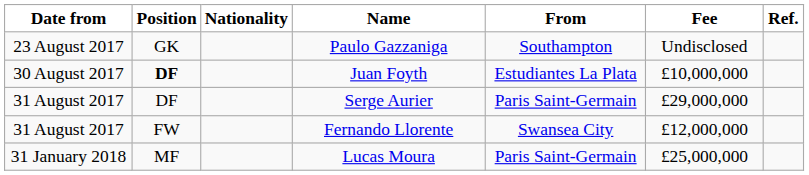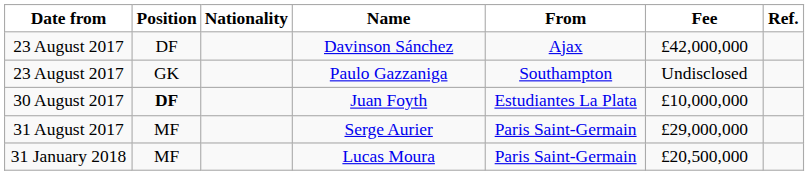+ row: (389, 45)
(167, 101) DF -> (167, 128) MF
- row: (389, 128)
(704, 156) £25,000,000 -> (704, 156) £20,500,000
